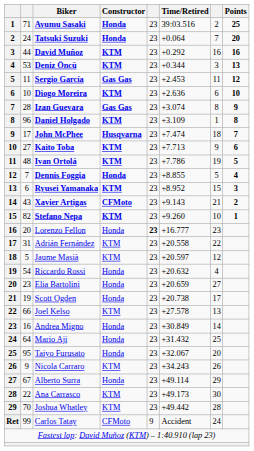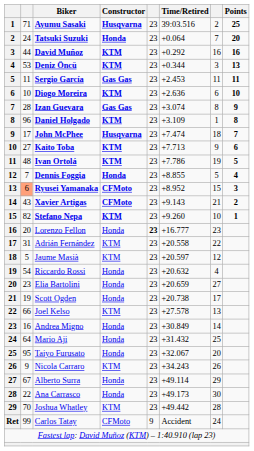(114, 24) Honda -> (122, 24) Husqvarna
(236, 79) 12 -> (236, 79) 11
(27, 188) no background -> (27, 188) lightsalmon background
(112, 188) KTM -> (117, 188) CFMoto
(111, 394) KTM -> (113, 394) Honda
